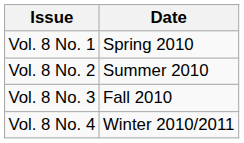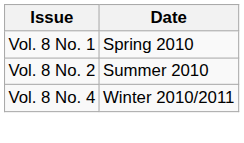- row: (52, 97)
